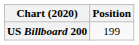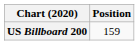(112, 31) 199 -> (112, 31) 159
